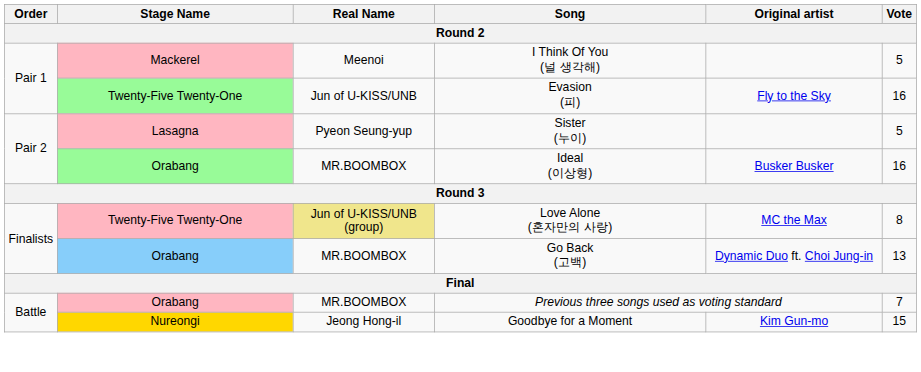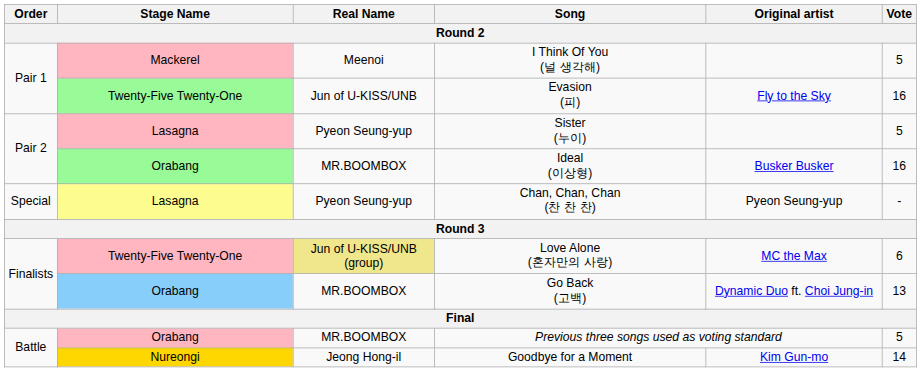+ row: (570, 200)
(899, 220) 8 -> (899, 256) 6
(899, 302) 7 -> (899, 337) 5
(899, 322) 15 -> (899, 357) 14
